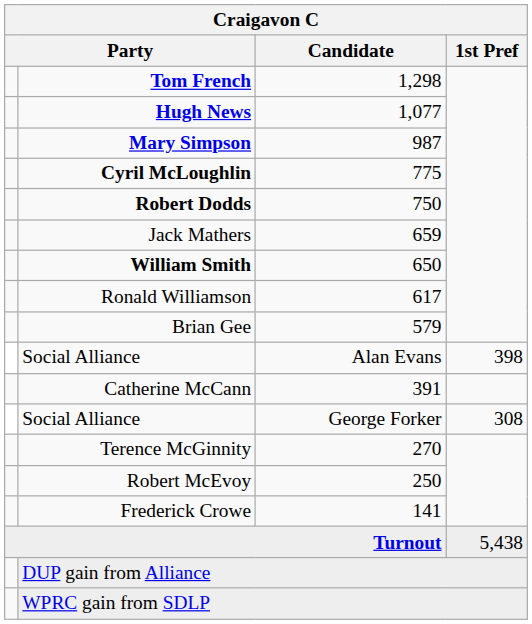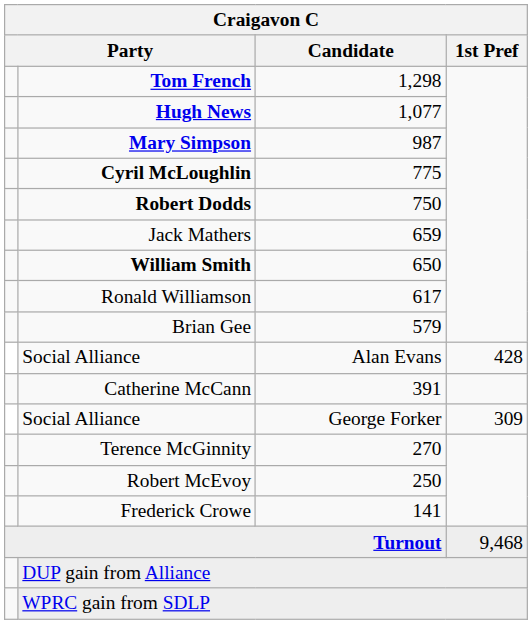(508, 357) 398 -> (508, 357) 428
(508, 419) 308 -> (508, 419) 309
(501, 541) 5,438 -> (501, 541) 9,468
